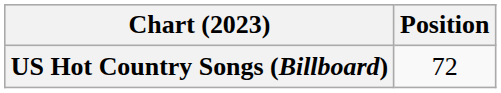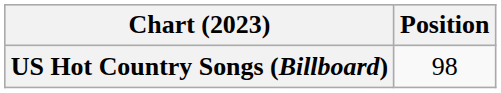(445, 66) 72 -> (445, 66) 98
